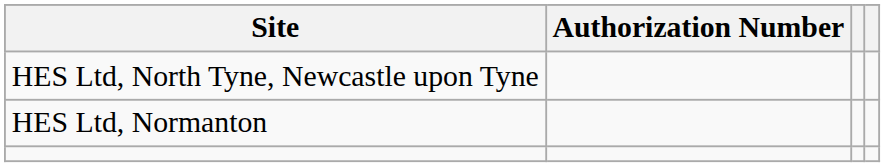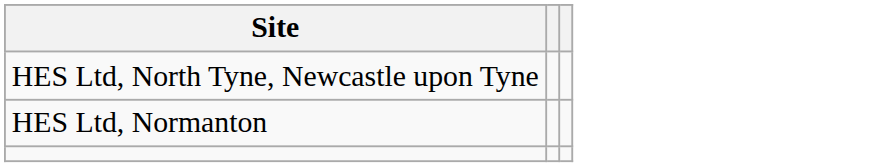- column: (698, 28)
